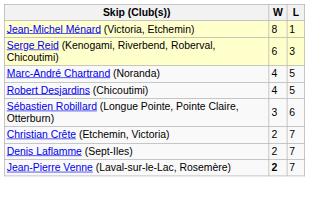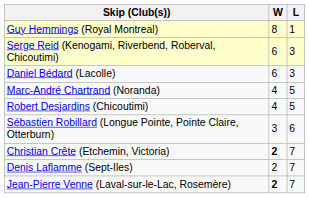- row: (101, 29)
+ row: (82, 29)
+ row: (61, 73)
(274, 135) normal -> (274, 151) bold
